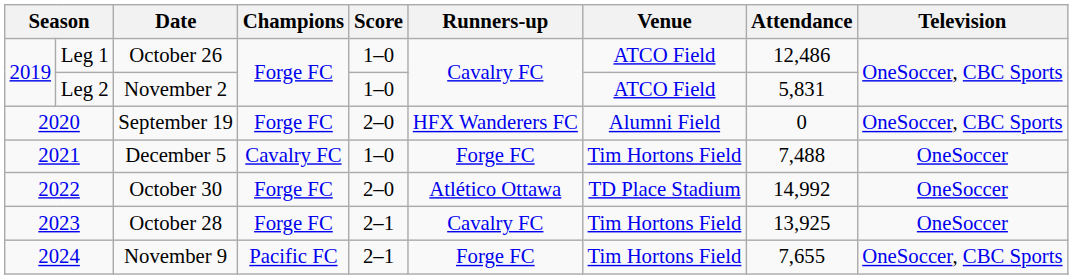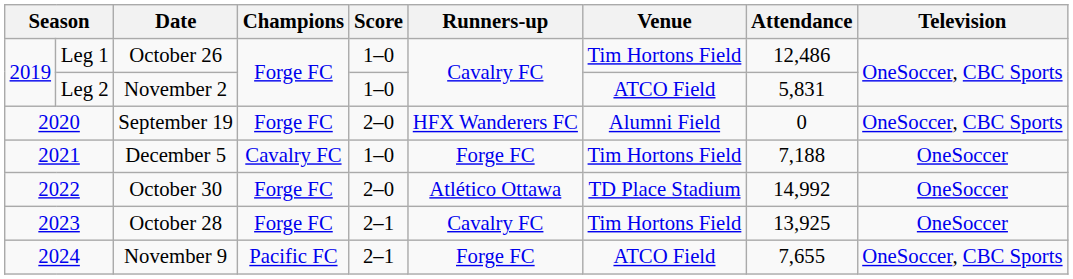(664, 54) ATCO Field -> (664, 54) Tim Hortons Field
(802, 155) 7,488 -> (802, 155) 7,188
(664, 256) Tim Hortons Field -> (664, 256) ATCO Field
